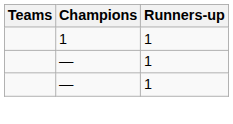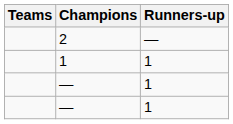+ row: (63, 38)
